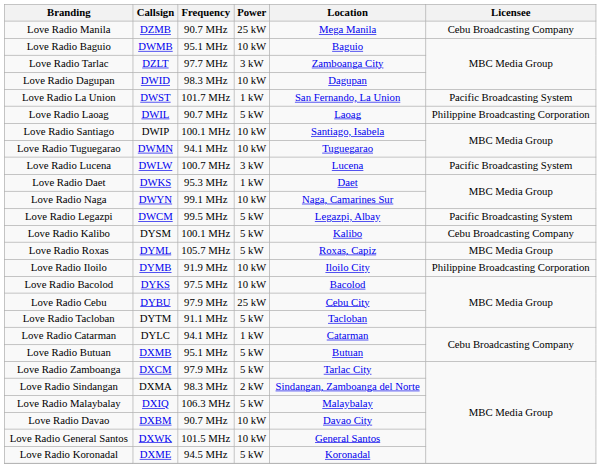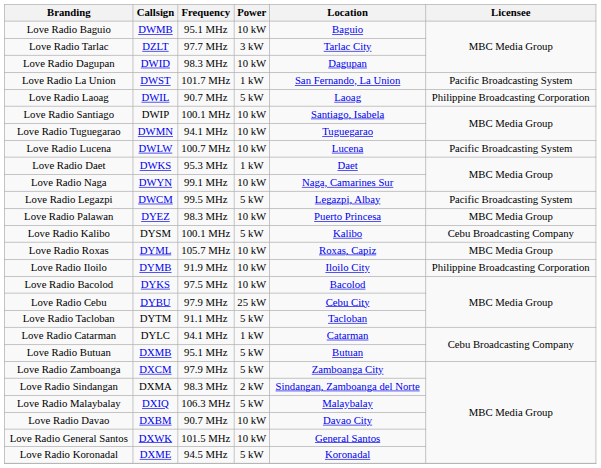- row: (69, 30)
(348, 64) Zamboanga City -> (348, 47) Tarlac City
(252, 166) 3 kW -> (252, 149) 10 kW
+ row: (69, 217)
(252, 251) 5 kW -> (252, 251) 10 kW
(348, 370) Tarlac City -> (348, 370) Zamboanga City
